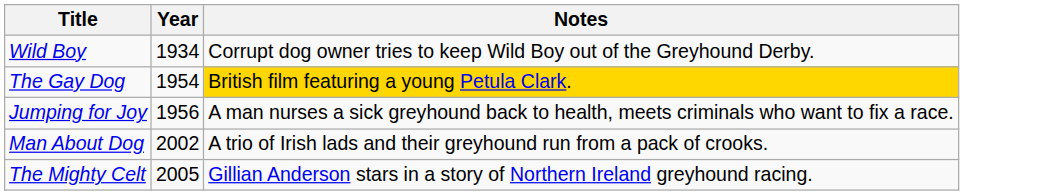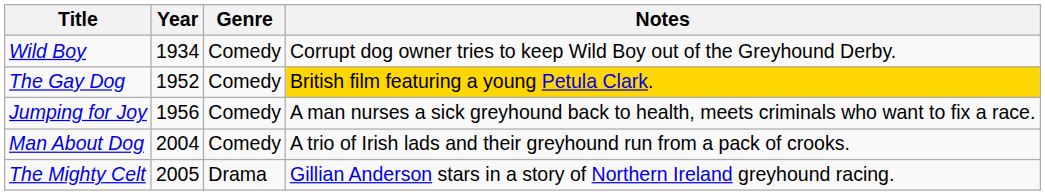+ column: (245, 19)
(178, 81) 1954 -> (178, 81) 1952
(178, 143) 2002 -> (178, 143) 2004
